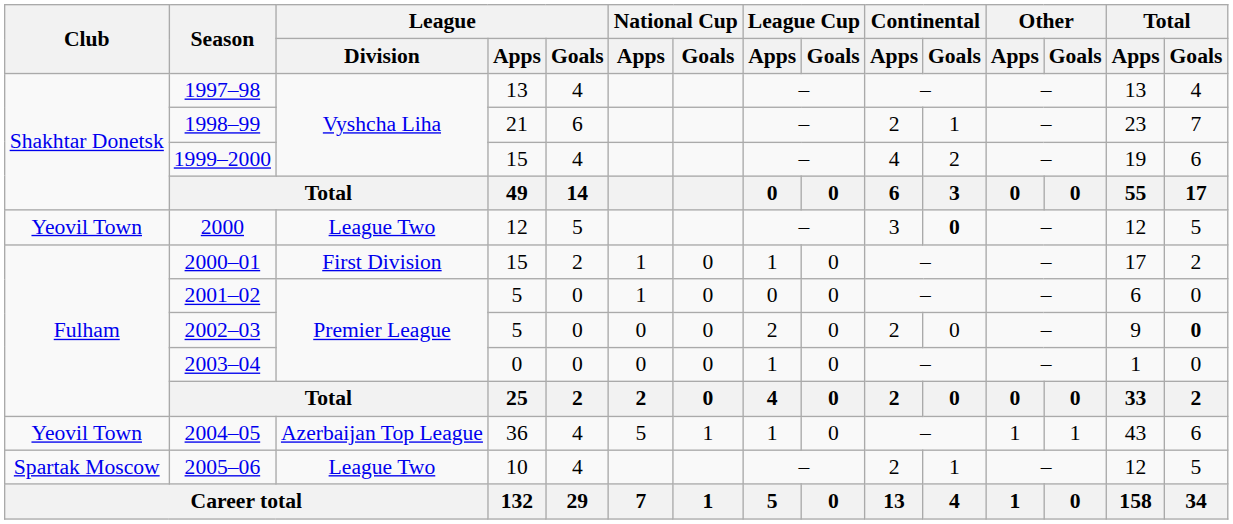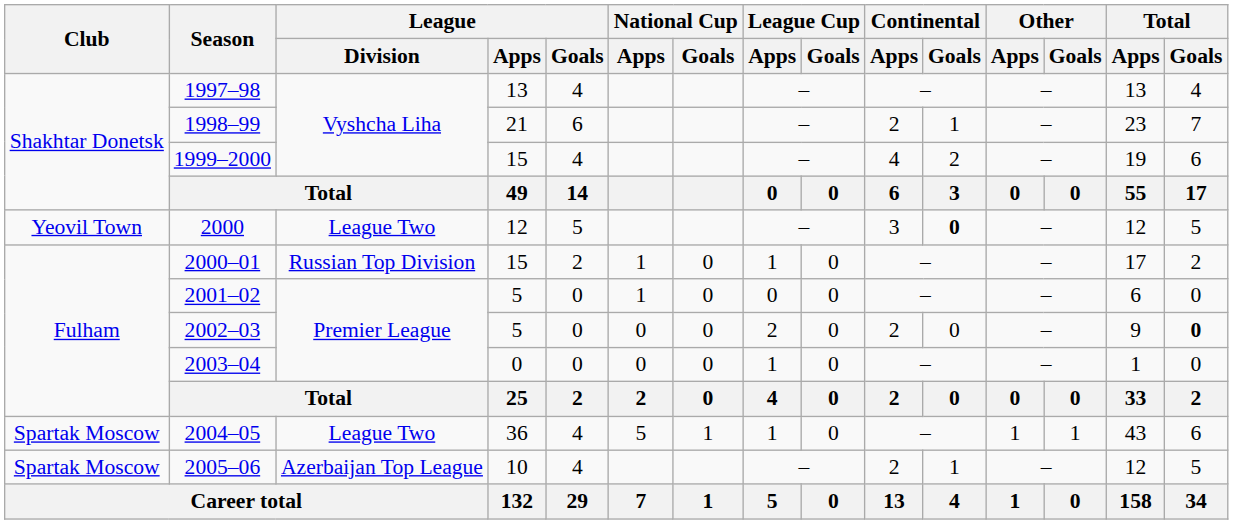(382, 261) First Division -> (382, 261) Russian Top Division
(87, 432) Yeovil Town -> (87, 432) Spartak Moscow
(382, 432) Azerbaijan Top League -> (382, 432) League Two
(382, 466) League Two -> (382, 466) Azerbaijan Top League
